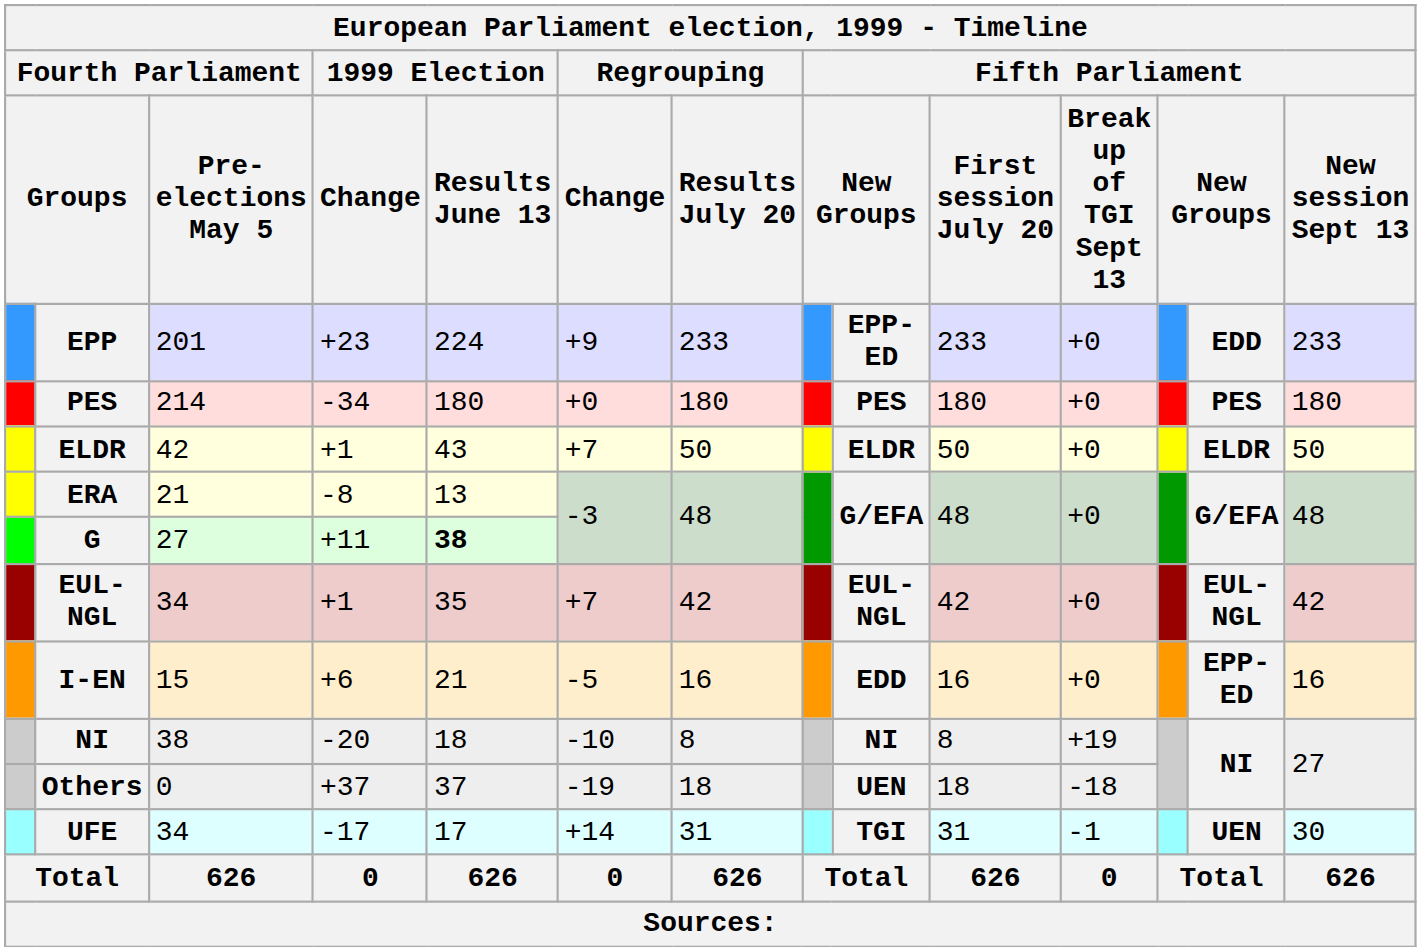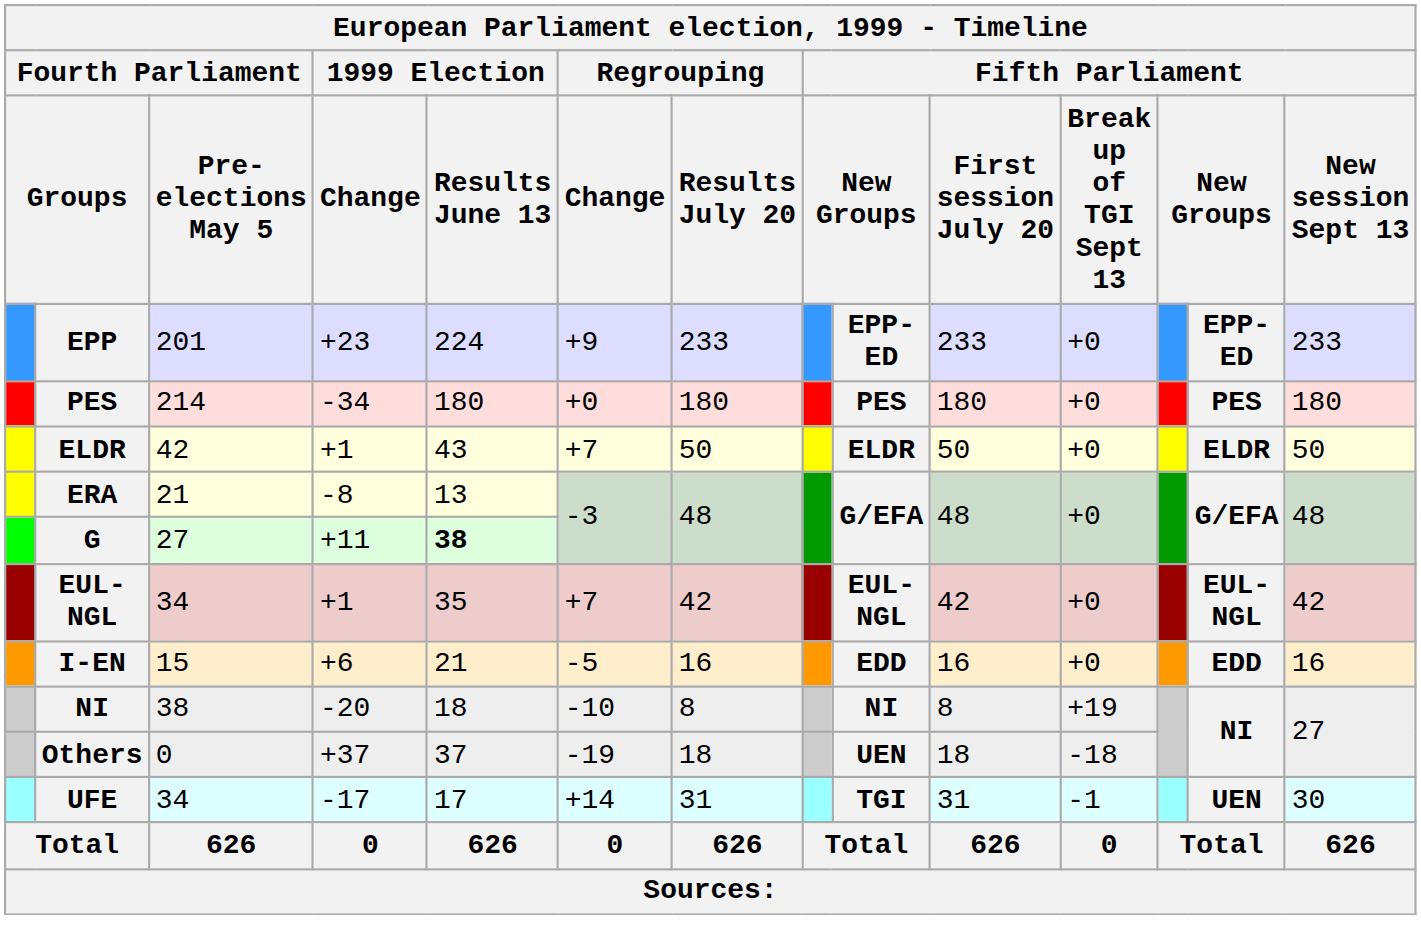(1237, 342) EDD -> (1237, 342) EPP-ED
(1237, 680) EPP-ED -> (1237, 664) EDD
